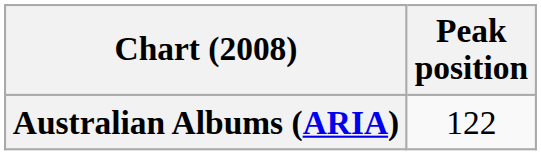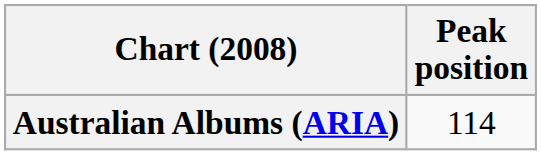(471, 121) 122 -> (471, 121) 114
